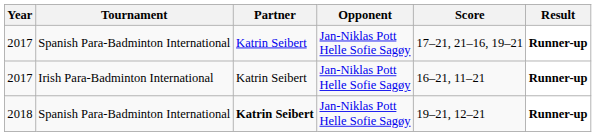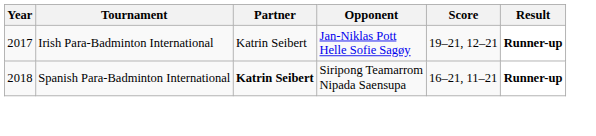- row: (20, 43)
(451, 78) 16–21, 11–21 -> (463, 43) 19–21, 12–21
(365, 114) Jan-Niklas Pott Helle Sofie Sagøy -> (371, 78) Siripong Teamarrom Nipada Saensupa
(451, 114) 19–21, 12–21 -> (463, 78) 16–21, 11–21
